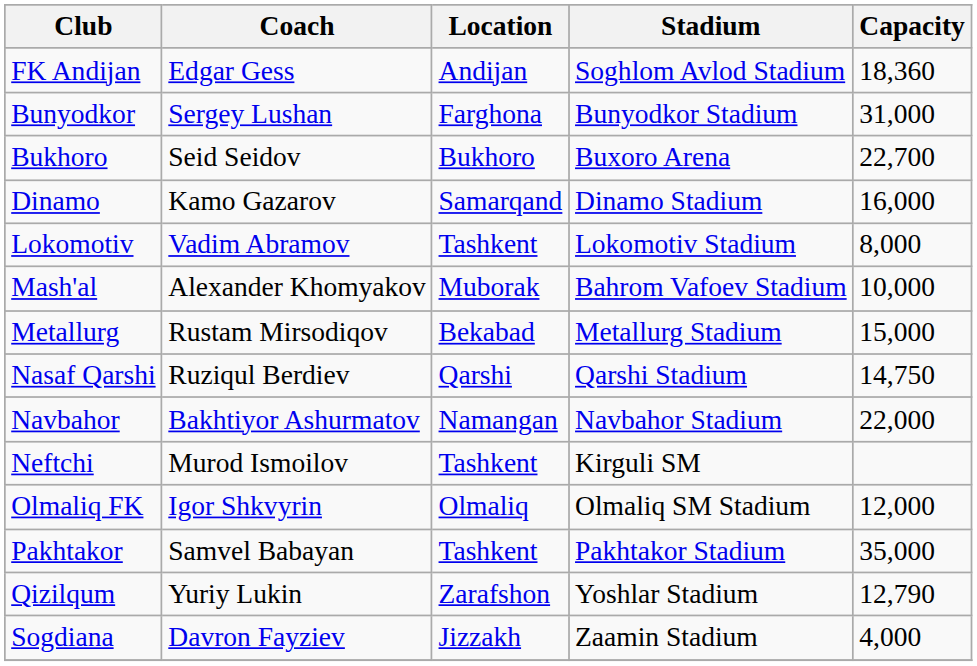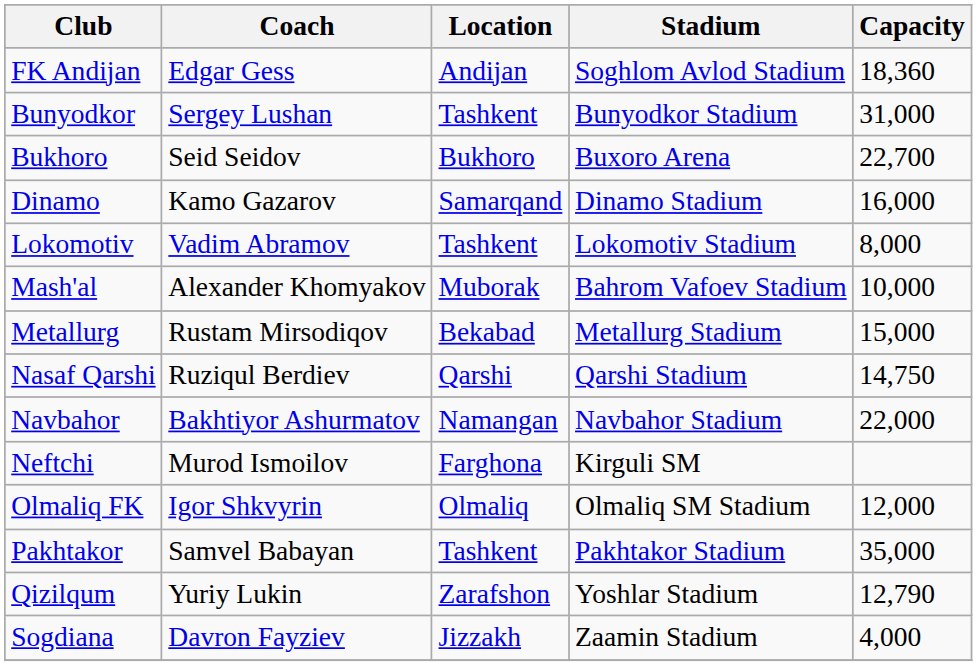(490, 113) Farghona -> (488, 113) Tashkent
(488, 462) Tashkent -> (490, 462) Farghona
